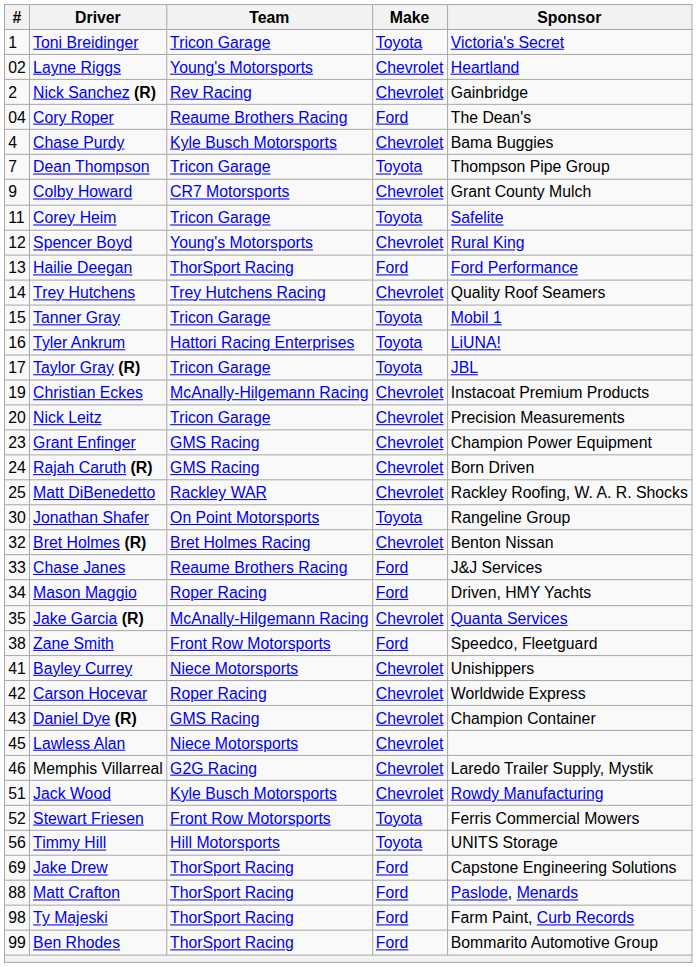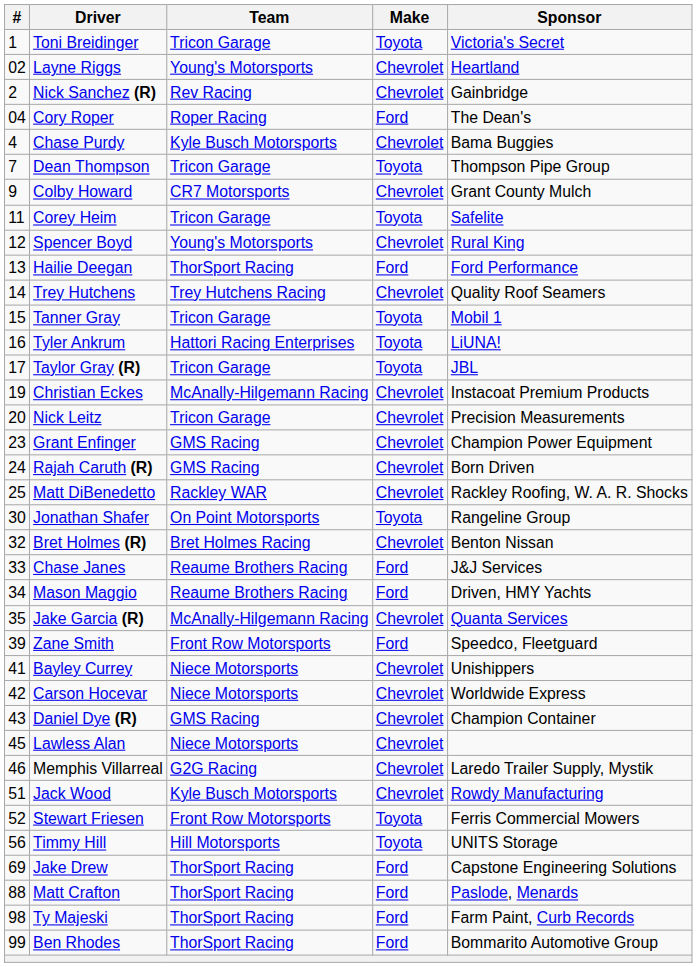(259, 117) Reaume Brothers Racing -> (218, 117) Roper Racing
(218, 593) Roper Racing -> (259, 593) Reaume Brothers Racing
(17, 643) 38 -> (17, 643) 39
(218, 693) Roper Racing -> (234, 693) Niece Motorsports
